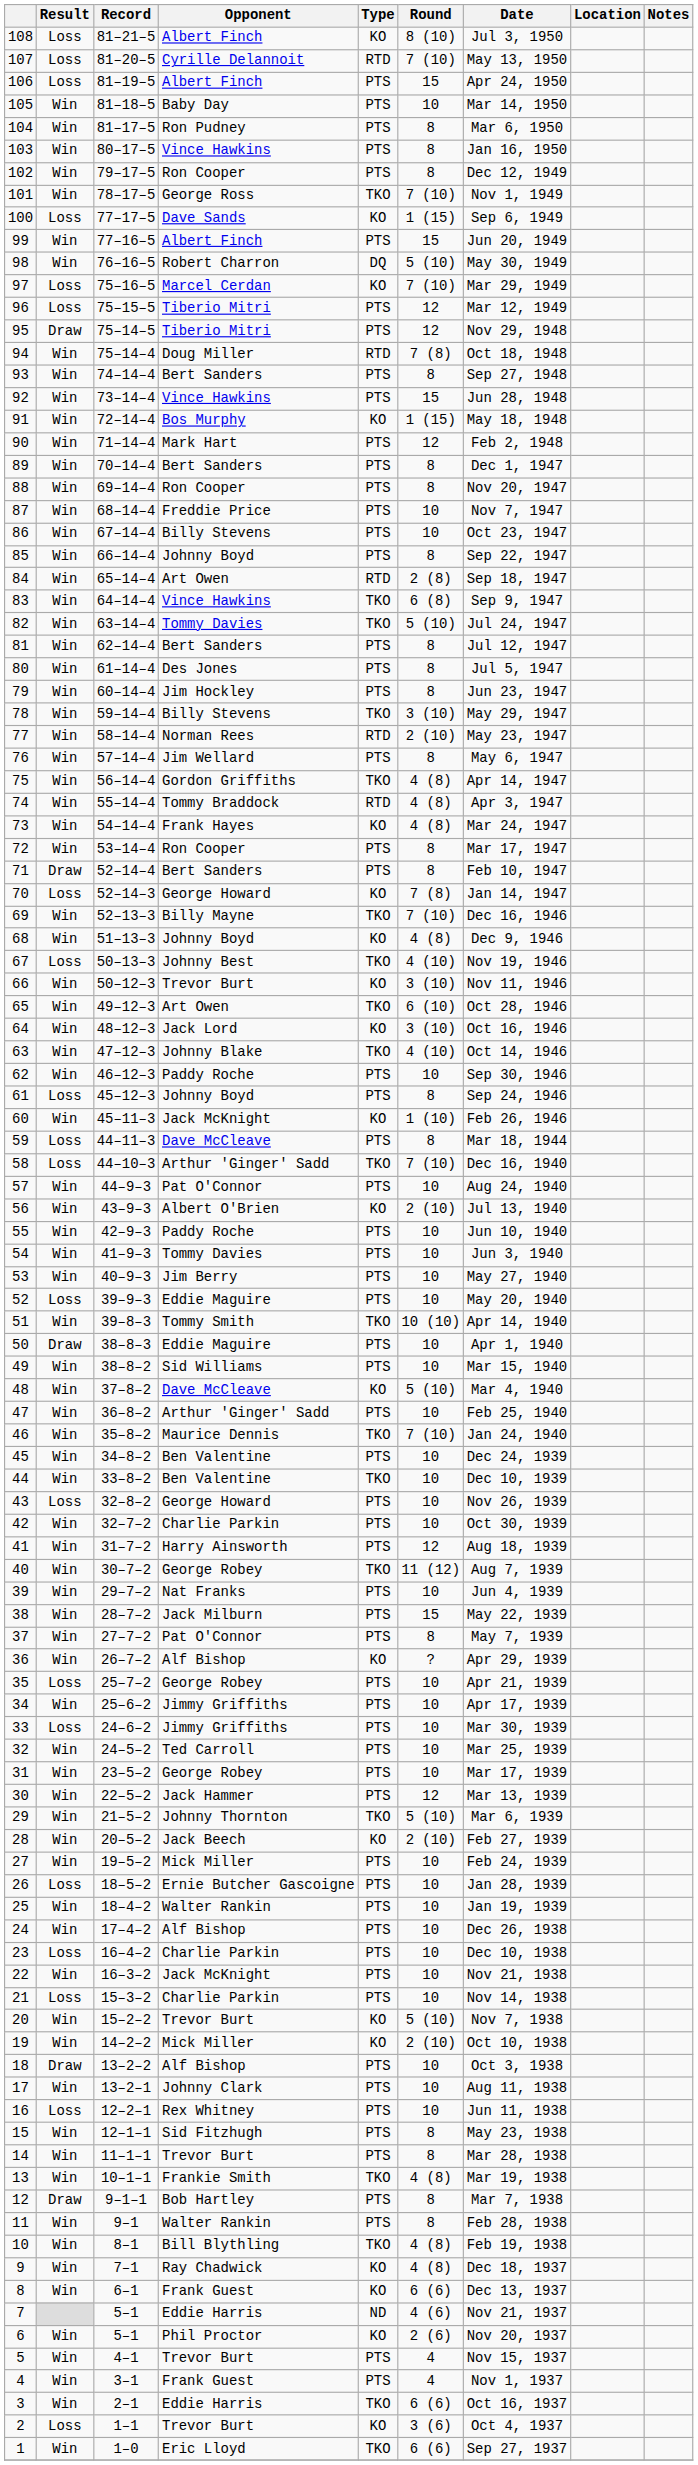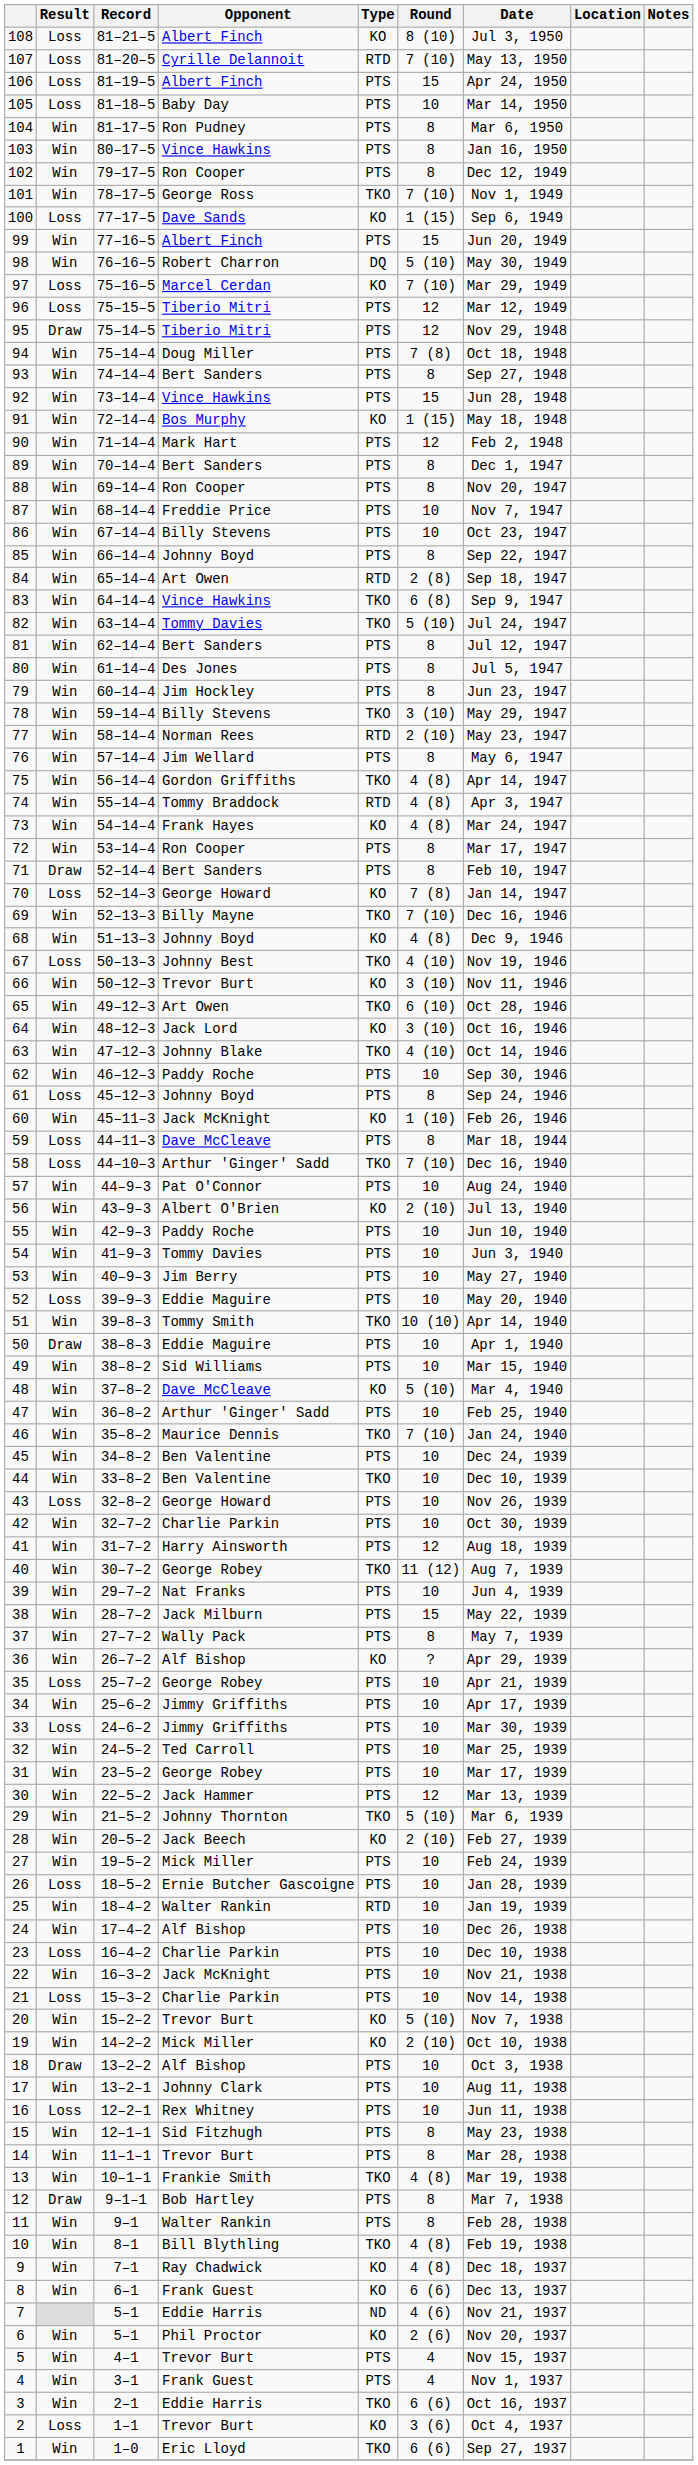(65, 106) Win -> (65, 106) Loss
(378, 354) RTD -> (378, 354) PTS
(212, 1638) Pat O'Connor -> (204, 1638) Wally Pack
(378, 1909) PTS -> (378, 1909) RTD
